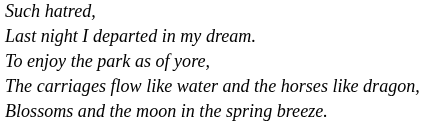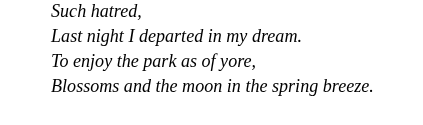- row: (212, 86)
